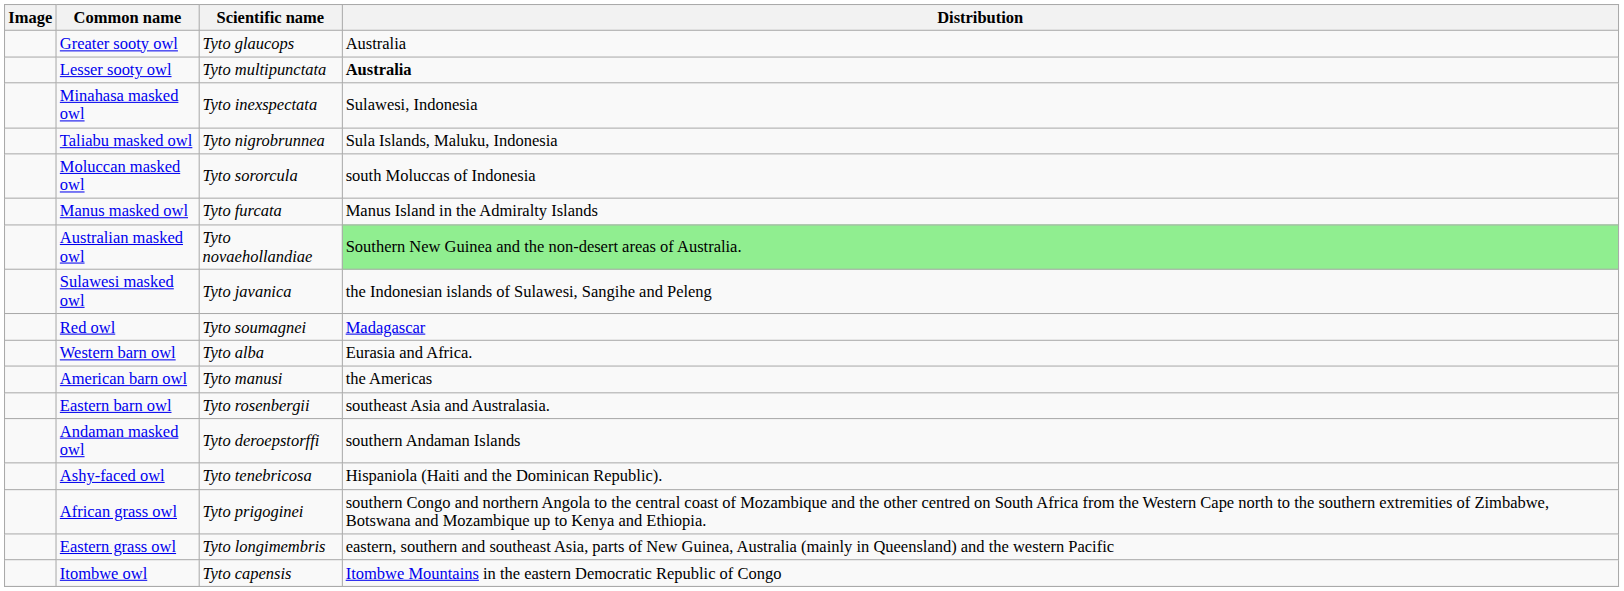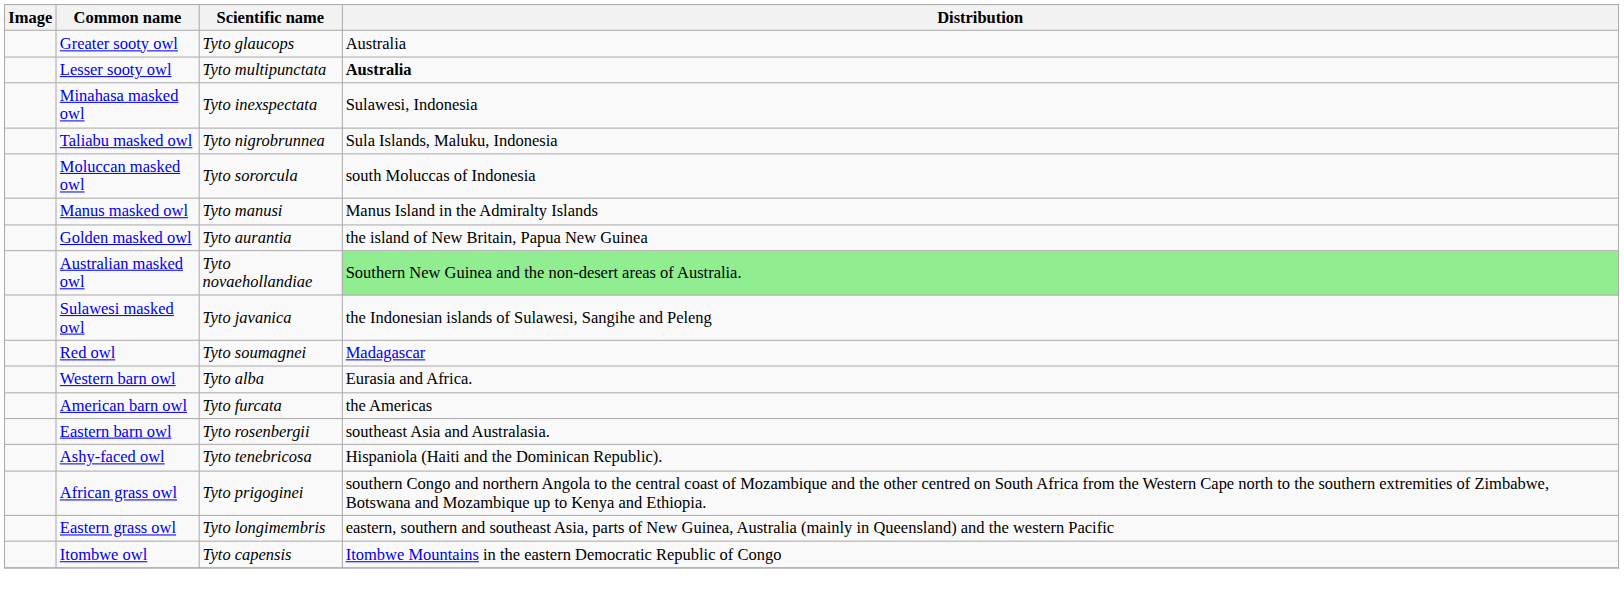(242, 211) Tyto furcata -> (242, 211) Tyto manusi
+ row: (126, 237)
(242, 379) Tyto manusi -> (242, 405) Tyto furcata
- row: (119, 440)
